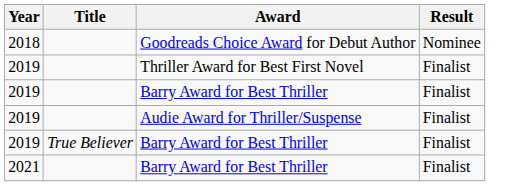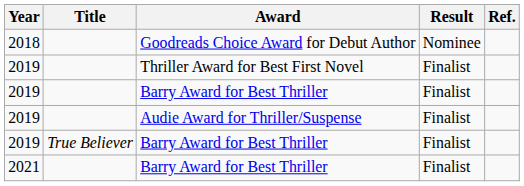+ column: (502, 17)
